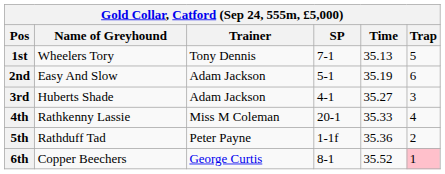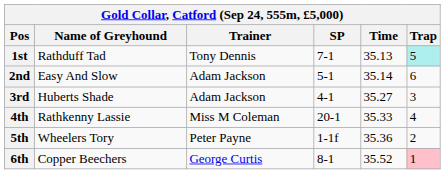(76, 55) Wheelers Tory -> (72, 55) Rathduff Tad
(413, 55) no background -> (413, 55) paleturquoise background
(378, 76) 35.19 -> (378, 76) 35.14
(72, 138) Rathduff Tad -> (76, 138) Wheelers Tory
